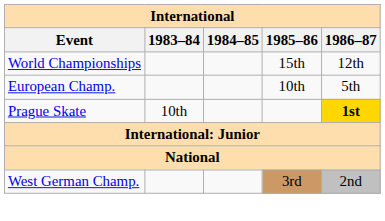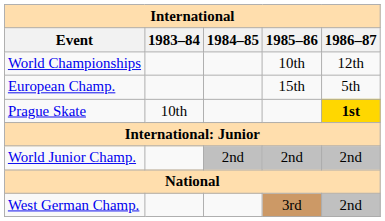(292, 63) 15th -> (292, 63) 10th
(292, 87) 10th -> (292, 87) 15th
+ row: (72, 157)
